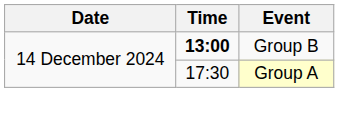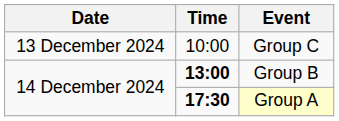+ row: (286, 45)
(207, 73) normal -> (207, 101) bold
